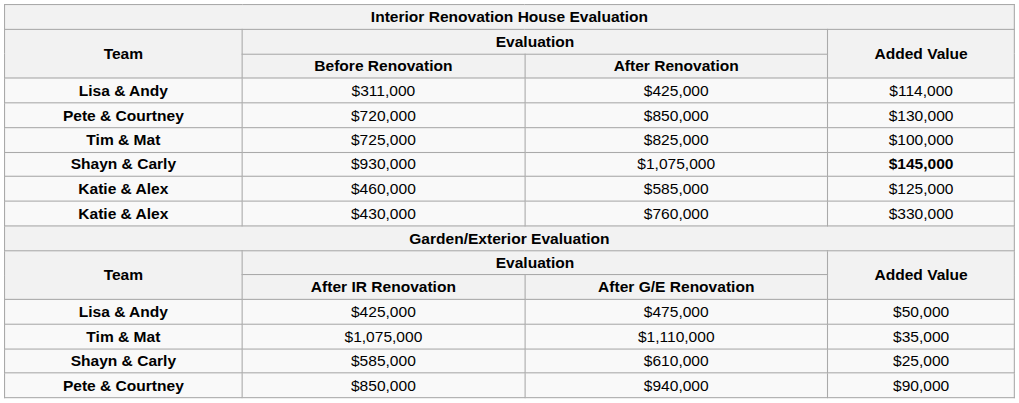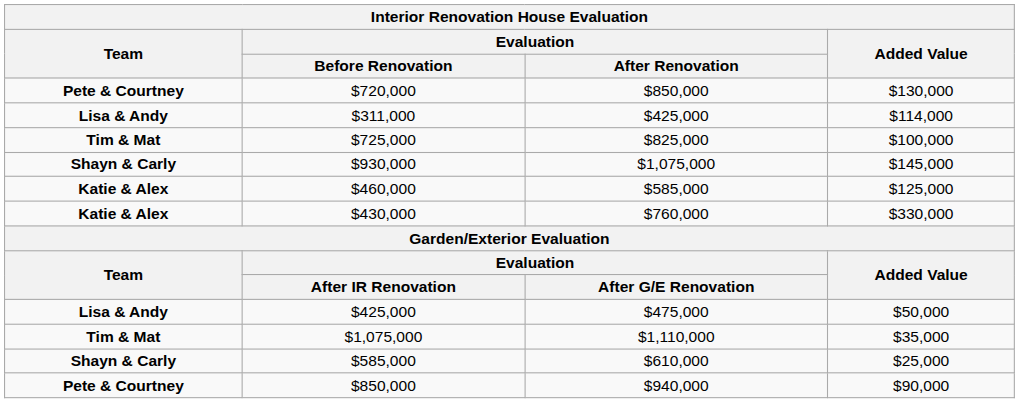rows swapped: (383, 115) <-> (383, 91)
(921, 165) bold -> (921, 165) normal
